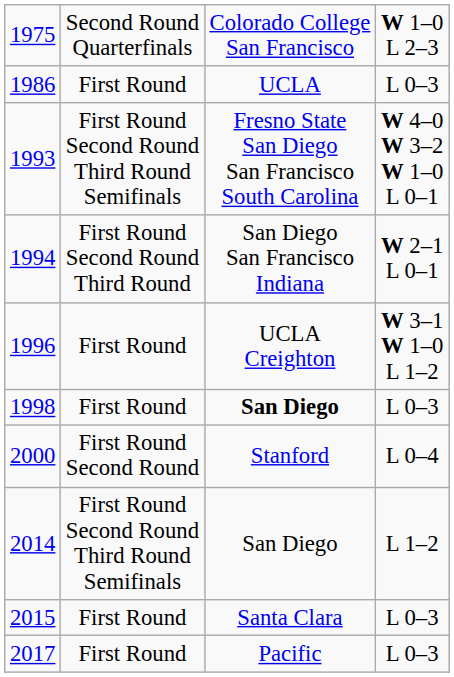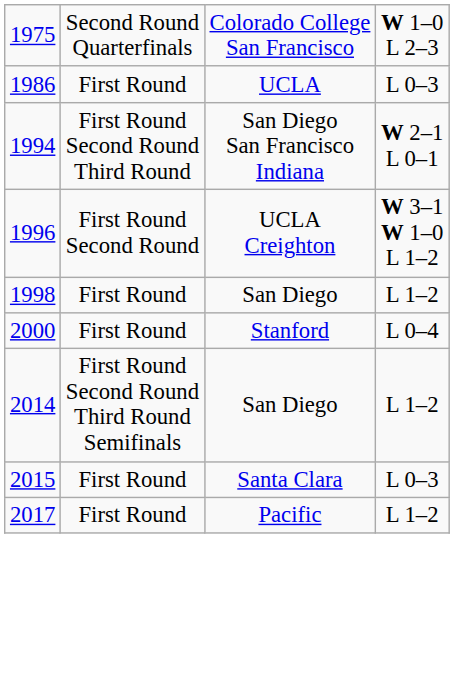- row: (33, 158)
(132, 345) First Round -> (132, 232) First Round Second Round
(290, 407) bold -> (290, 294) normal
(412, 407) L 0–3 -> (412, 294) L 1–2
(132, 455) First Round Second Round -> (132, 330) First Round
(412, 653) L 0–3 -> (412, 515) L 1–2
